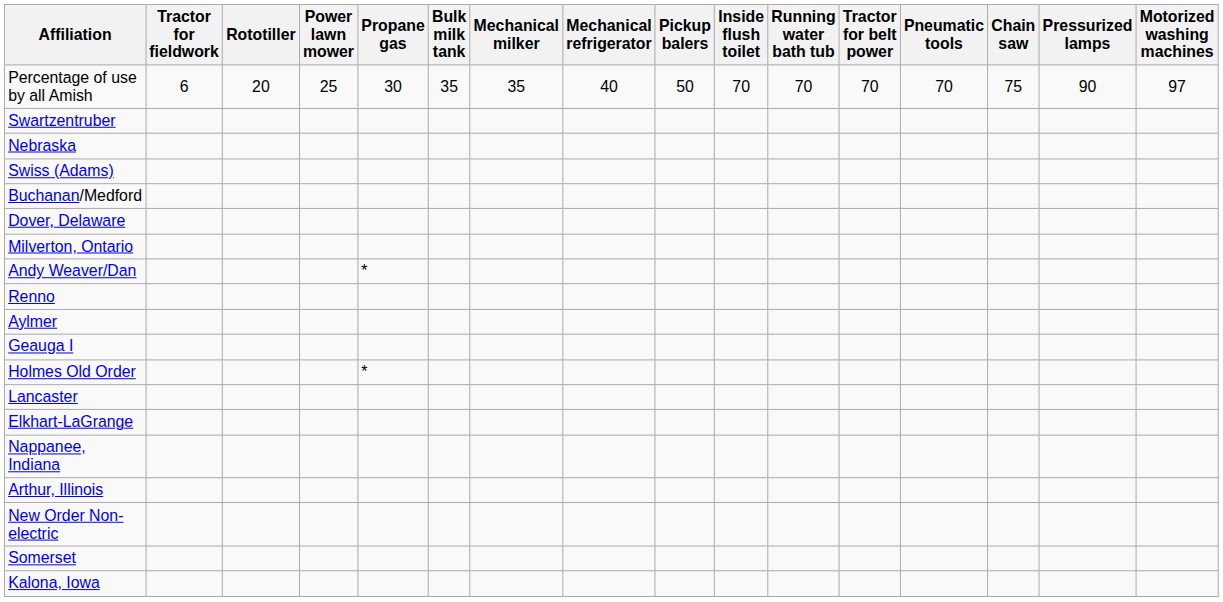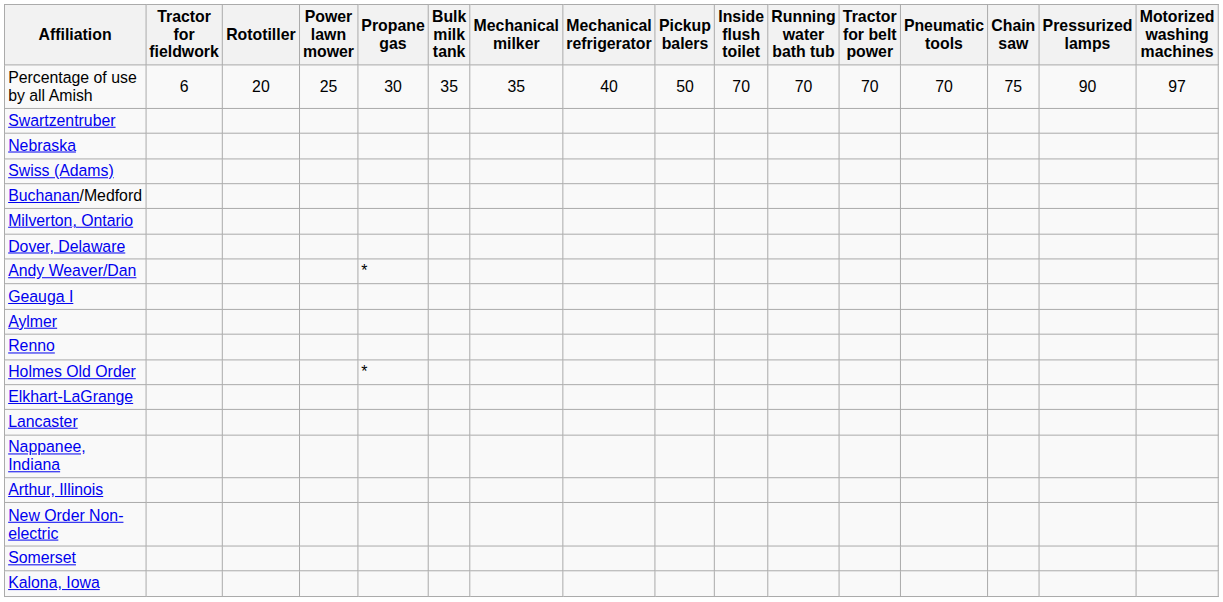rows swapped: (71, 246) <-> (67, 221)
rows swapped: (41, 346) <-> (31, 296)
rows swapped: (71, 422) <-> (43, 397)
